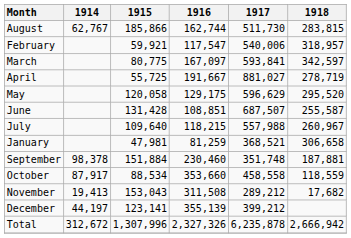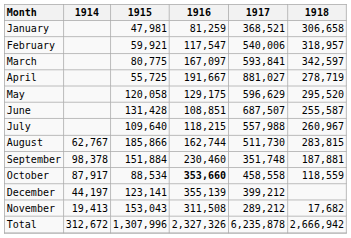rows swapped: (28, 143) <-> (25, 29)
(205, 176) normal -> (205, 176) bold
rows swapped: (31, 192) <-> (31, 208)
